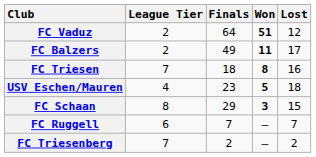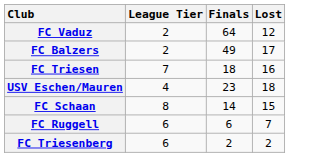- column: (265, 14)
(229, 106) 29 -> (229, 106) 14
(229, 124) 7 -> (229, 124) 6
(166, 143) 7 -> (166, 143) 6
